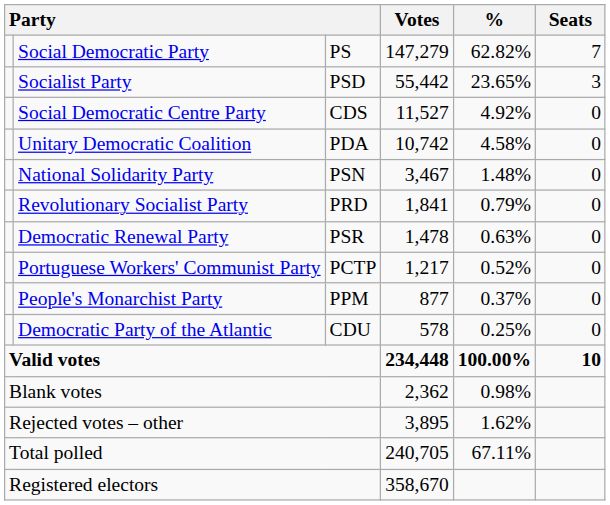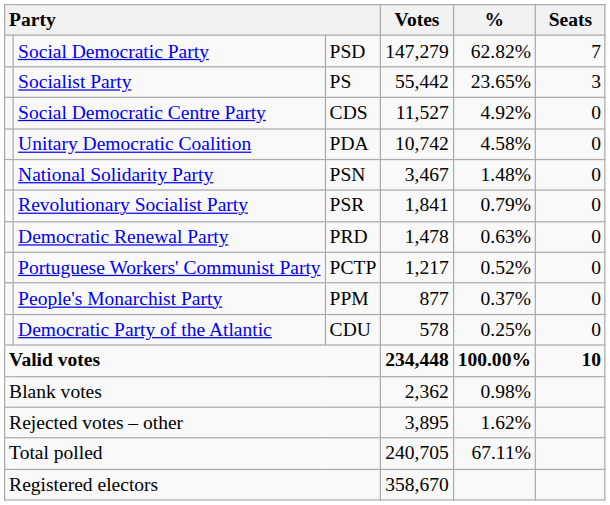(340, 50) PS -> (348, 50) PSD
(348, 81) PSD -> (340, 81) PS
(349, 205) PRD -> (347, 205) PSR
(347, 236) PSR -> (349, 236) PRD
